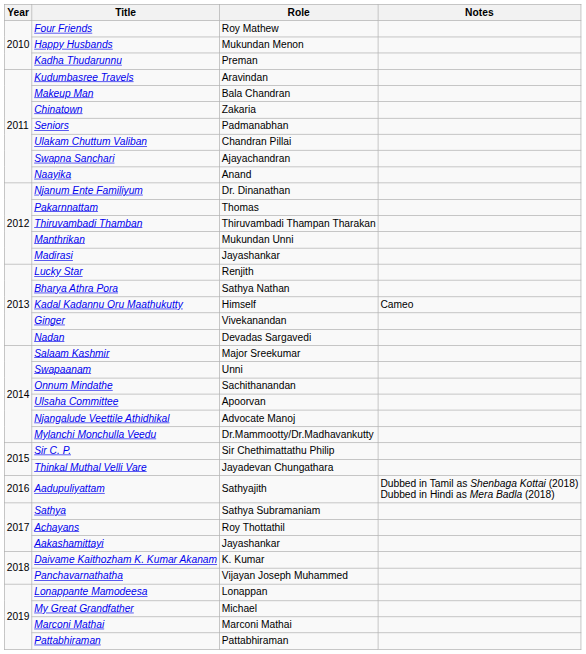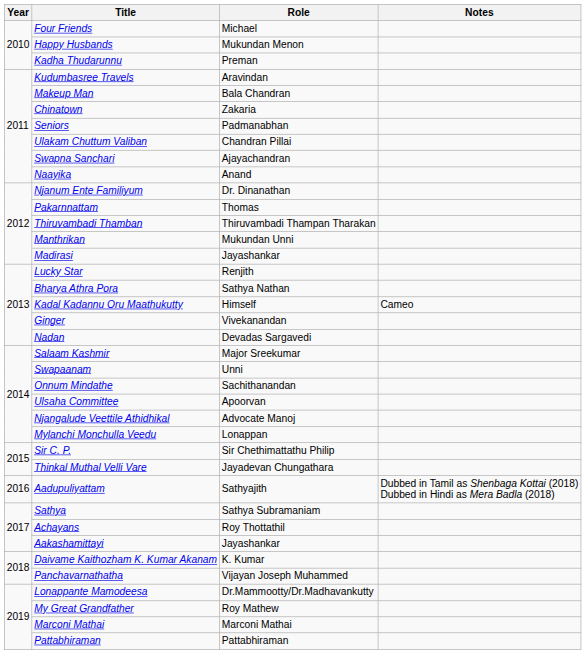(250, 28) Roy Mathew -> (239, 28) Michael
(298, 434) Dr.Mammootty/Dr.Madhavankutty -> (245, 434) Lonappan
(245, 592) Lonappan -> (298, 592) Dr.Mammootty/Dr.Madhavankutty
(239, 608) Michael -> (250, 608) Roy Mathew
